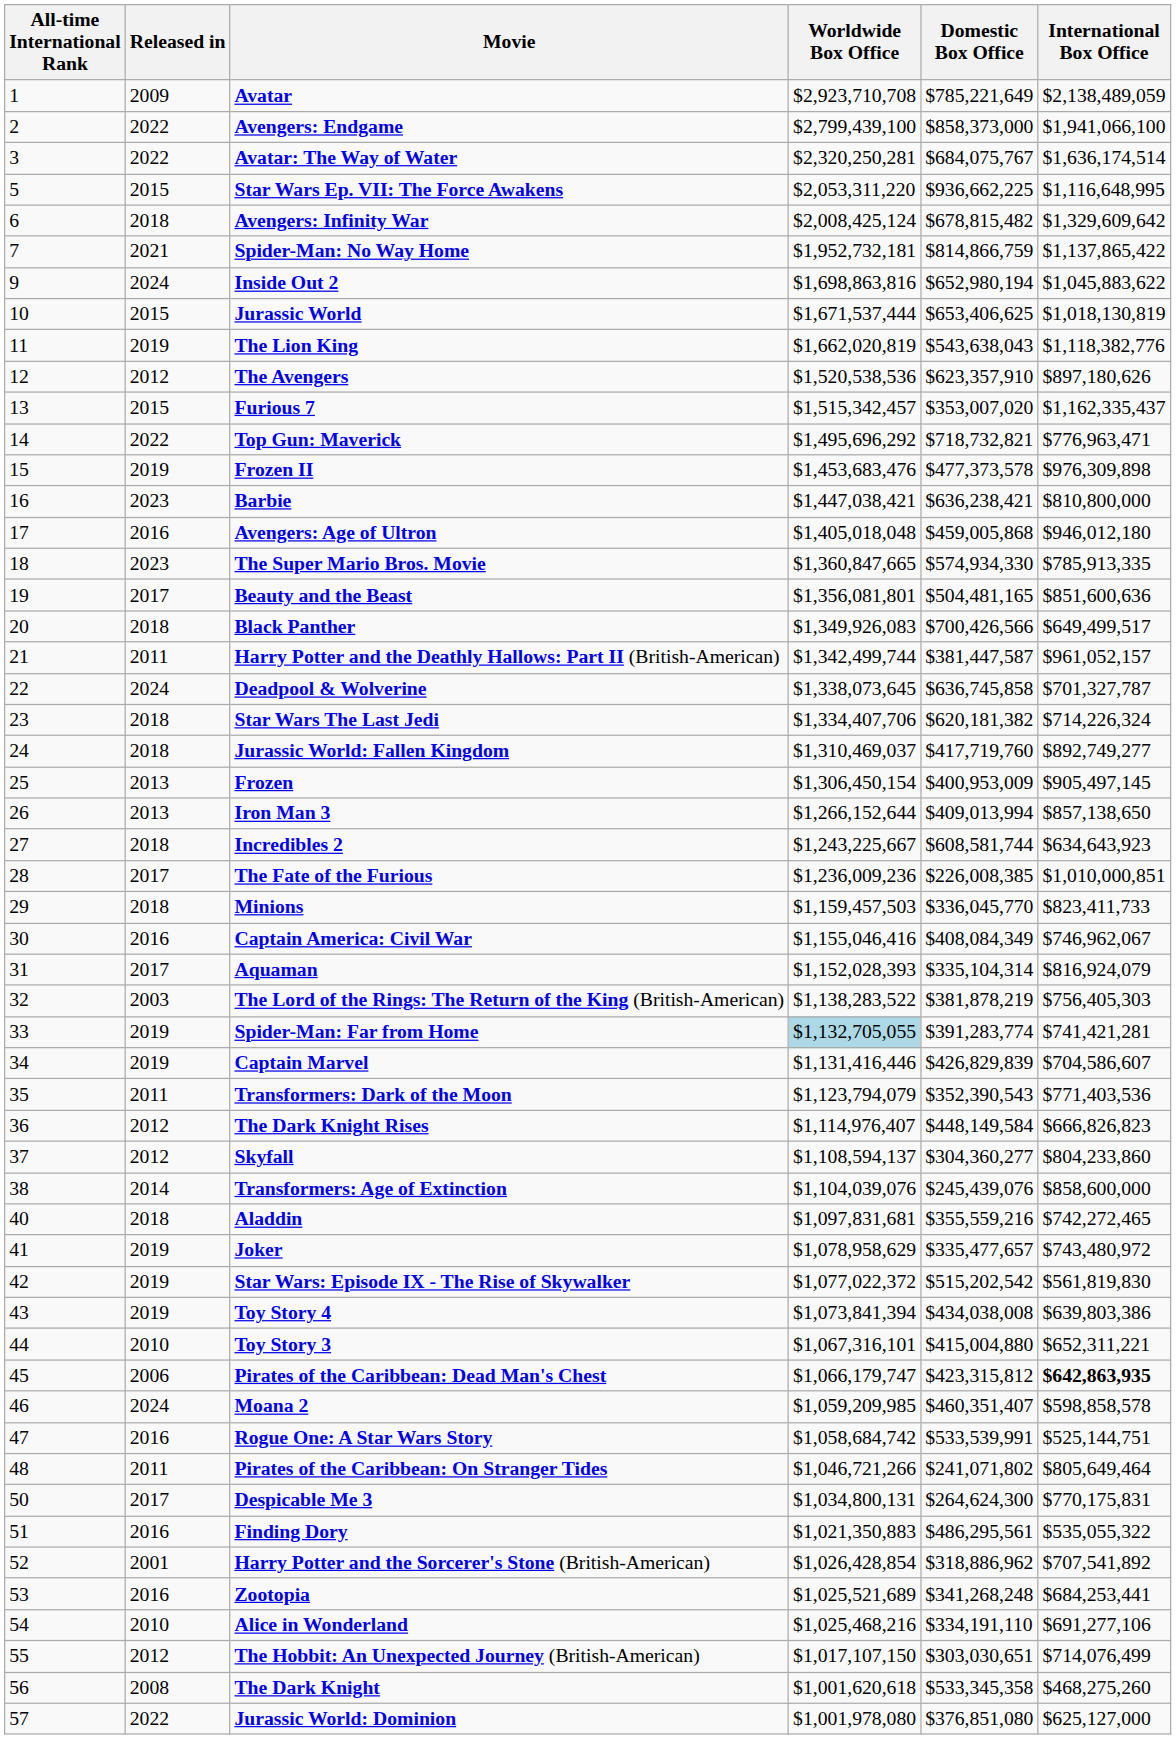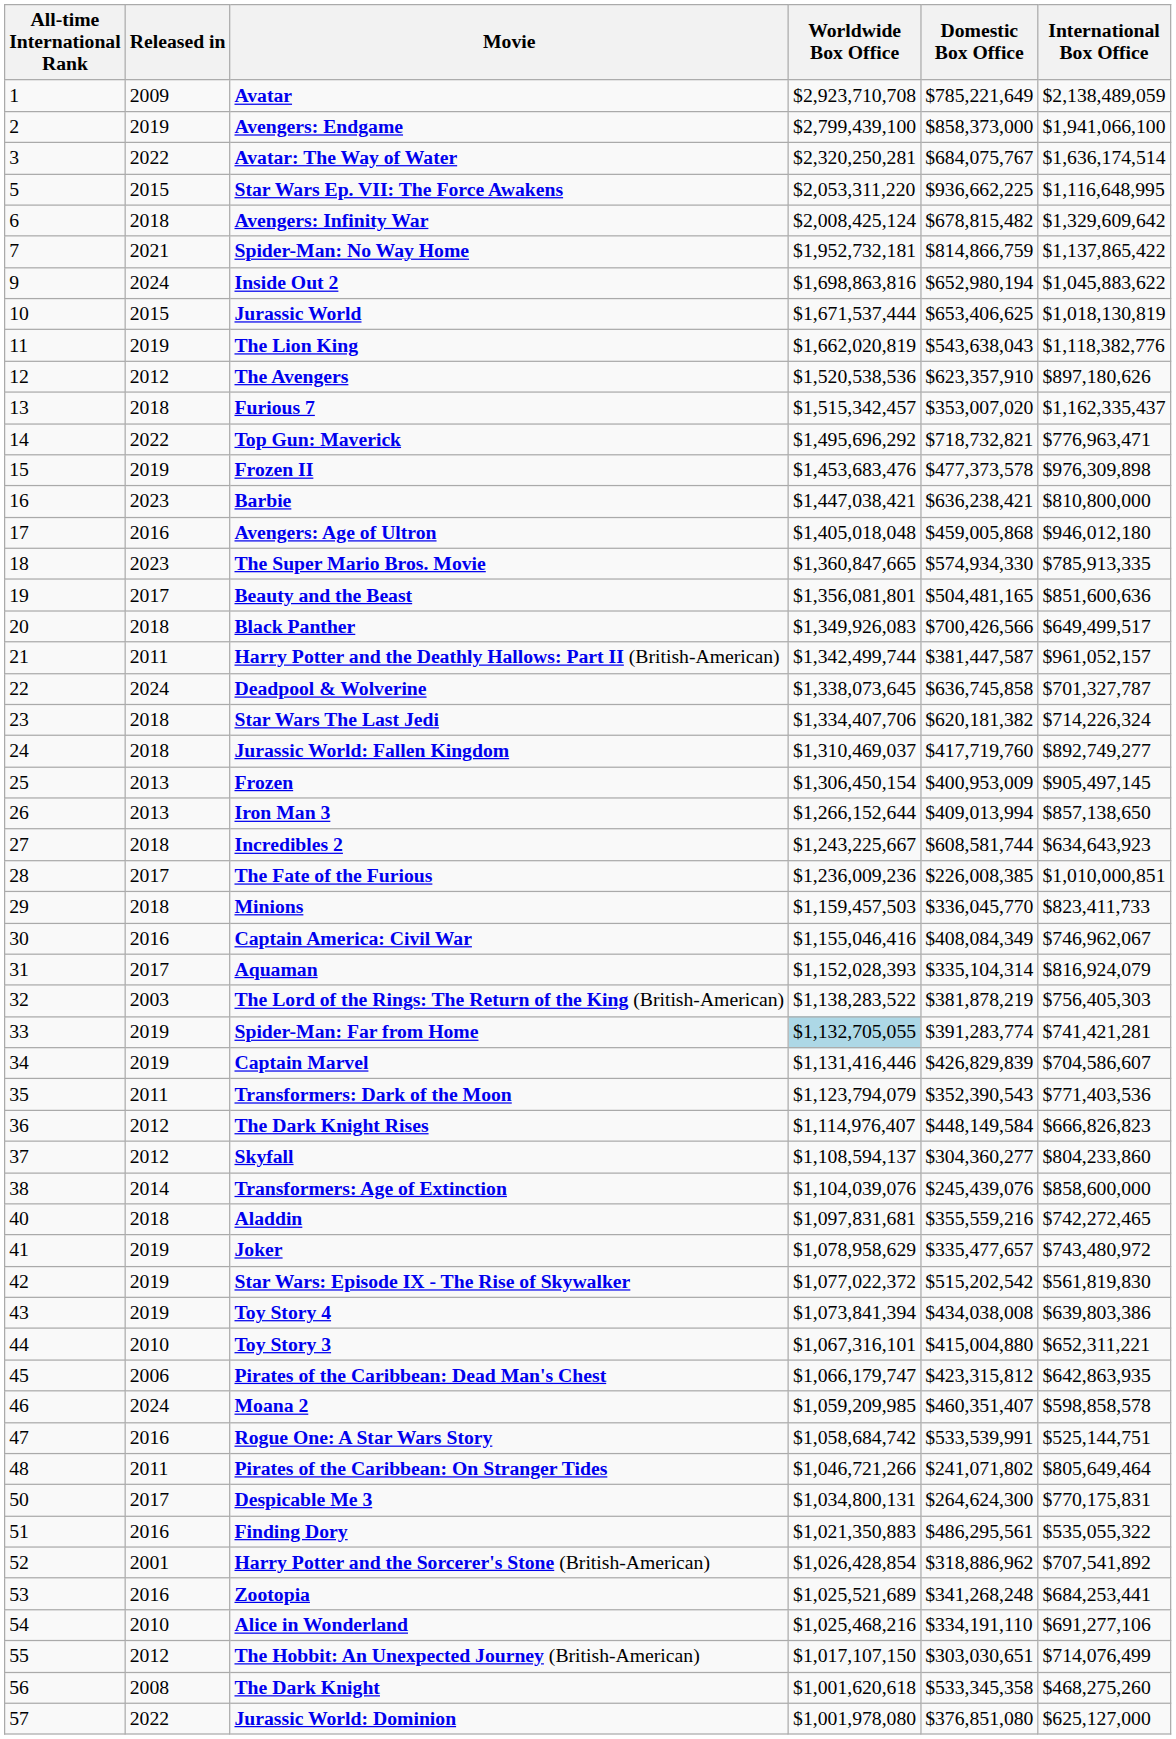(149, 126) 2022 -> (149, 126) 2019
(149, 407) 2015 -> (149, 407) 2018
(1097, 1375) bold -> (1097, 1375) normal
